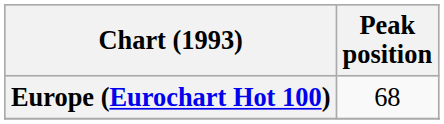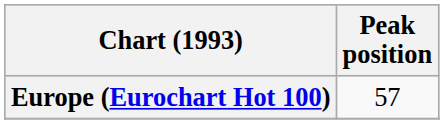(387, 97) 68 -> (387, 97) 57
